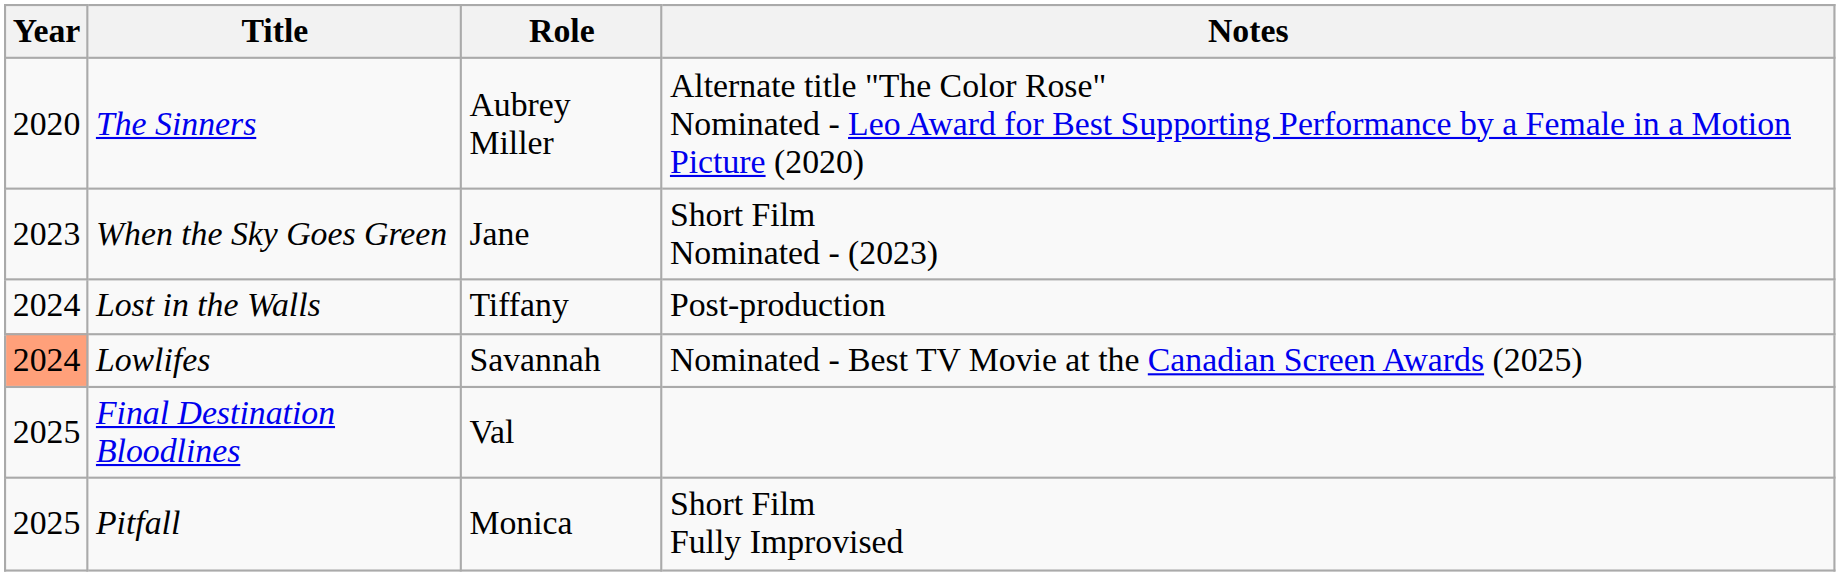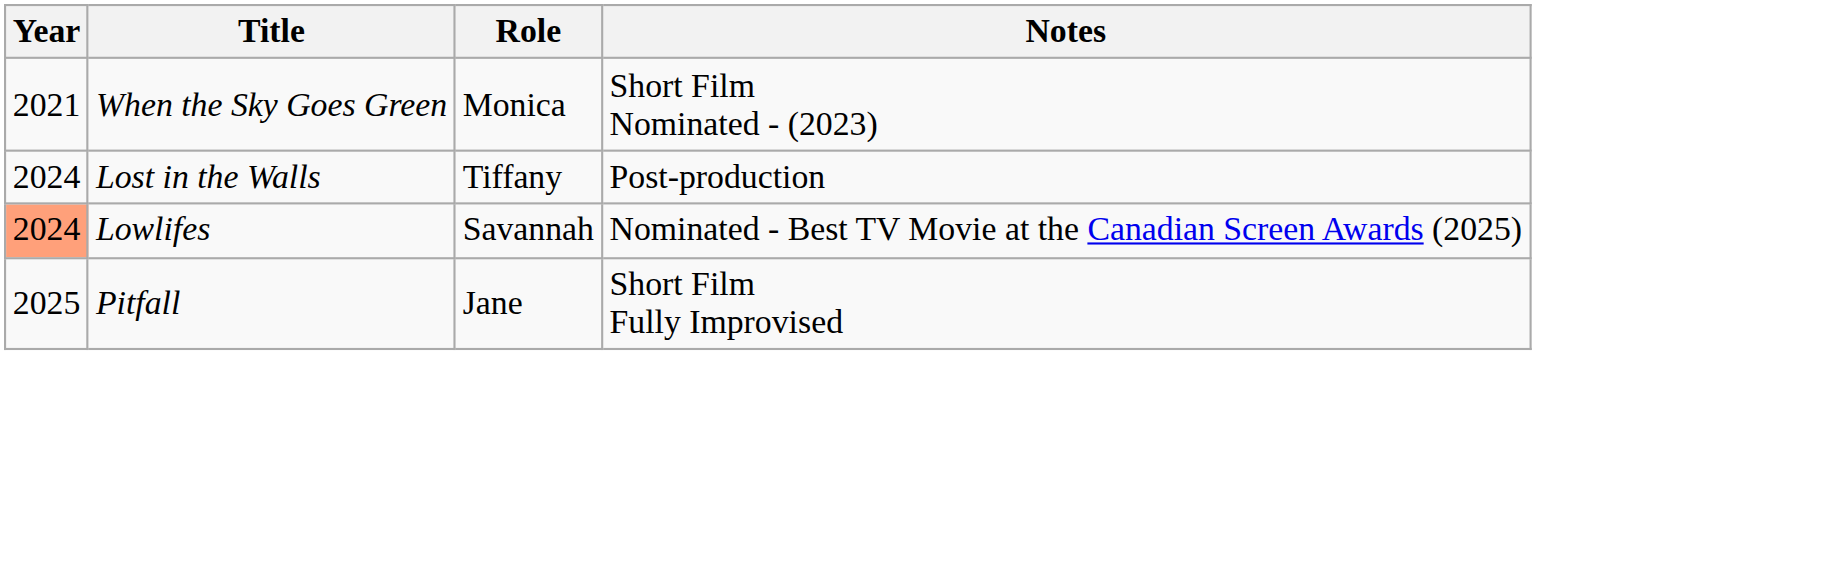- row: (176, 122)
(47, 233) 2023 -> (47, 103) 2021
(499, 233) Jane -> (514, 103) Monica
- row: (215, 431)
(521, 523) Monica -> (493, 302) Jane
